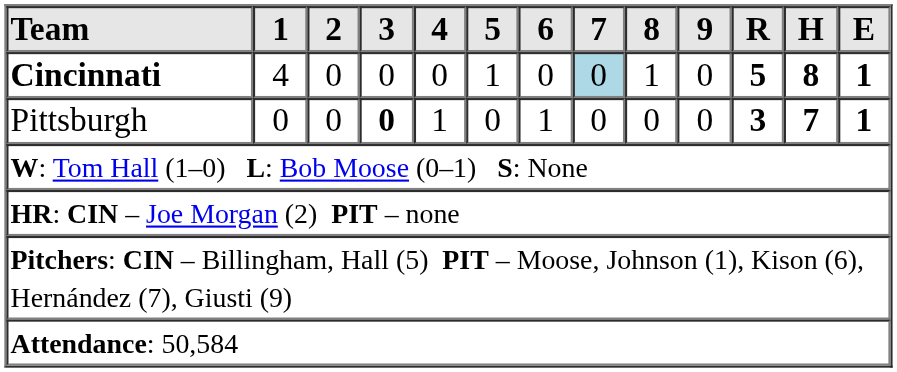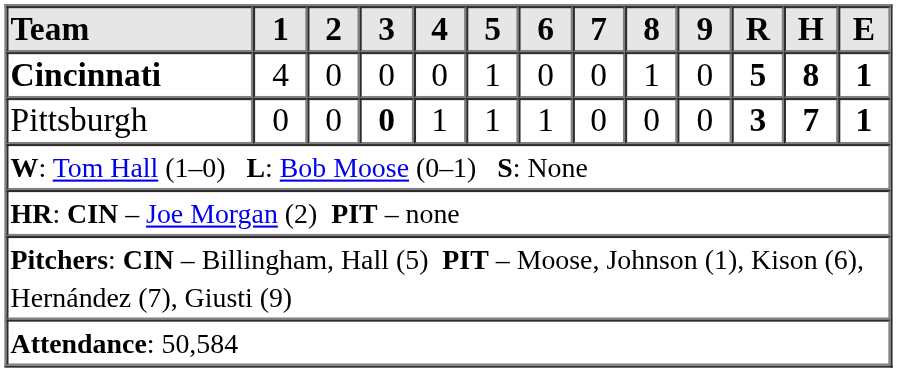(599, 74) lightblue background -> (599, 74) no background
(493, 120) 0 -> (493, 120) 1
